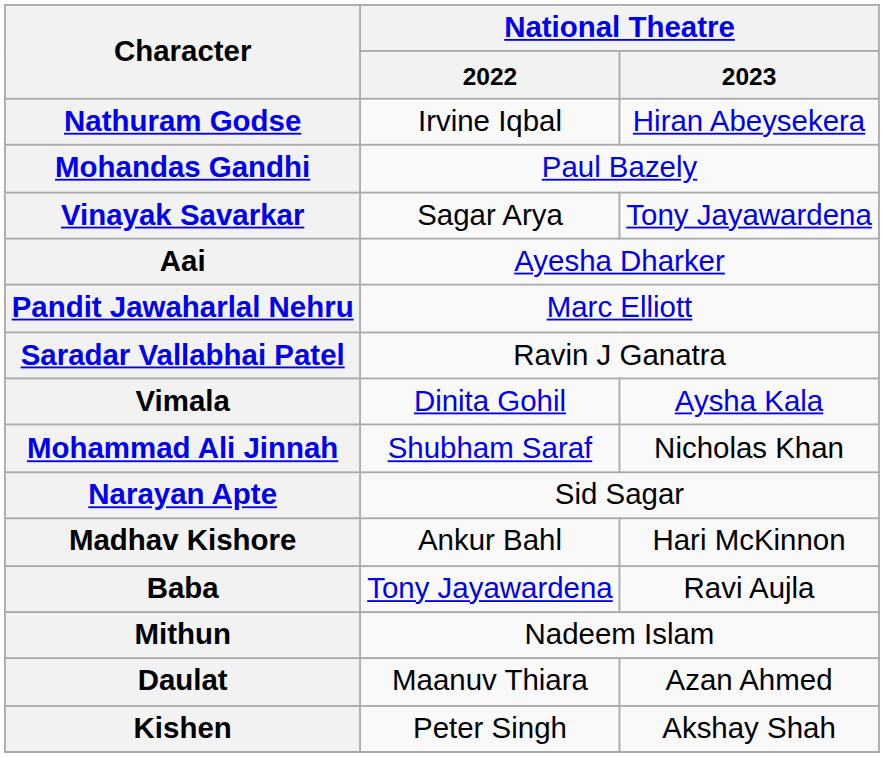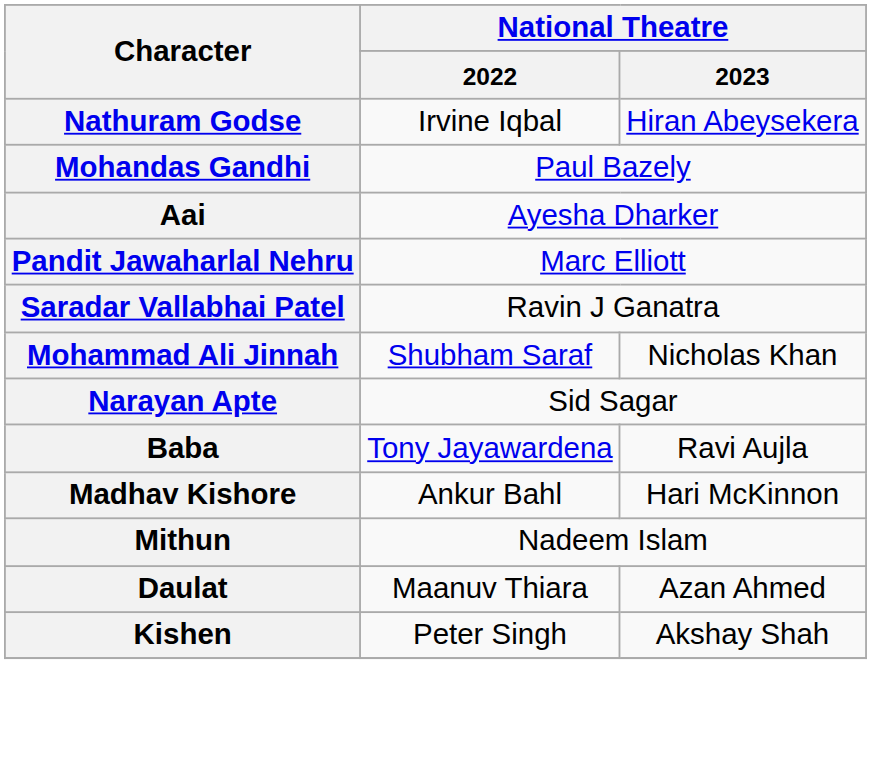- row: (183, 214)
- row: (183, 401)
rows swapped: (183, 588) <-> (183, 541)
